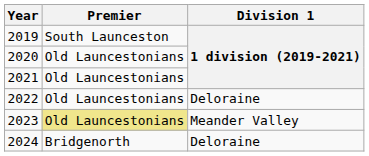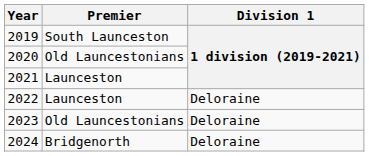(114, 78) Old Launcestonians -> (83, 78) Launceston
(114, 99) Old Launcestonians -> (83, 99) Launceston
(114, 120) khaki background -> (114, 120) no background
(245, 120) Meander Valley -> (225, 120) Deloraine
